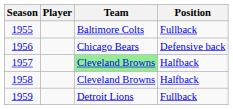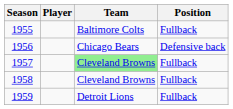(179, 63) Halfback -> (179, 63) Fullback
(179, 79) Halfback -> (179, 79) Fullback
